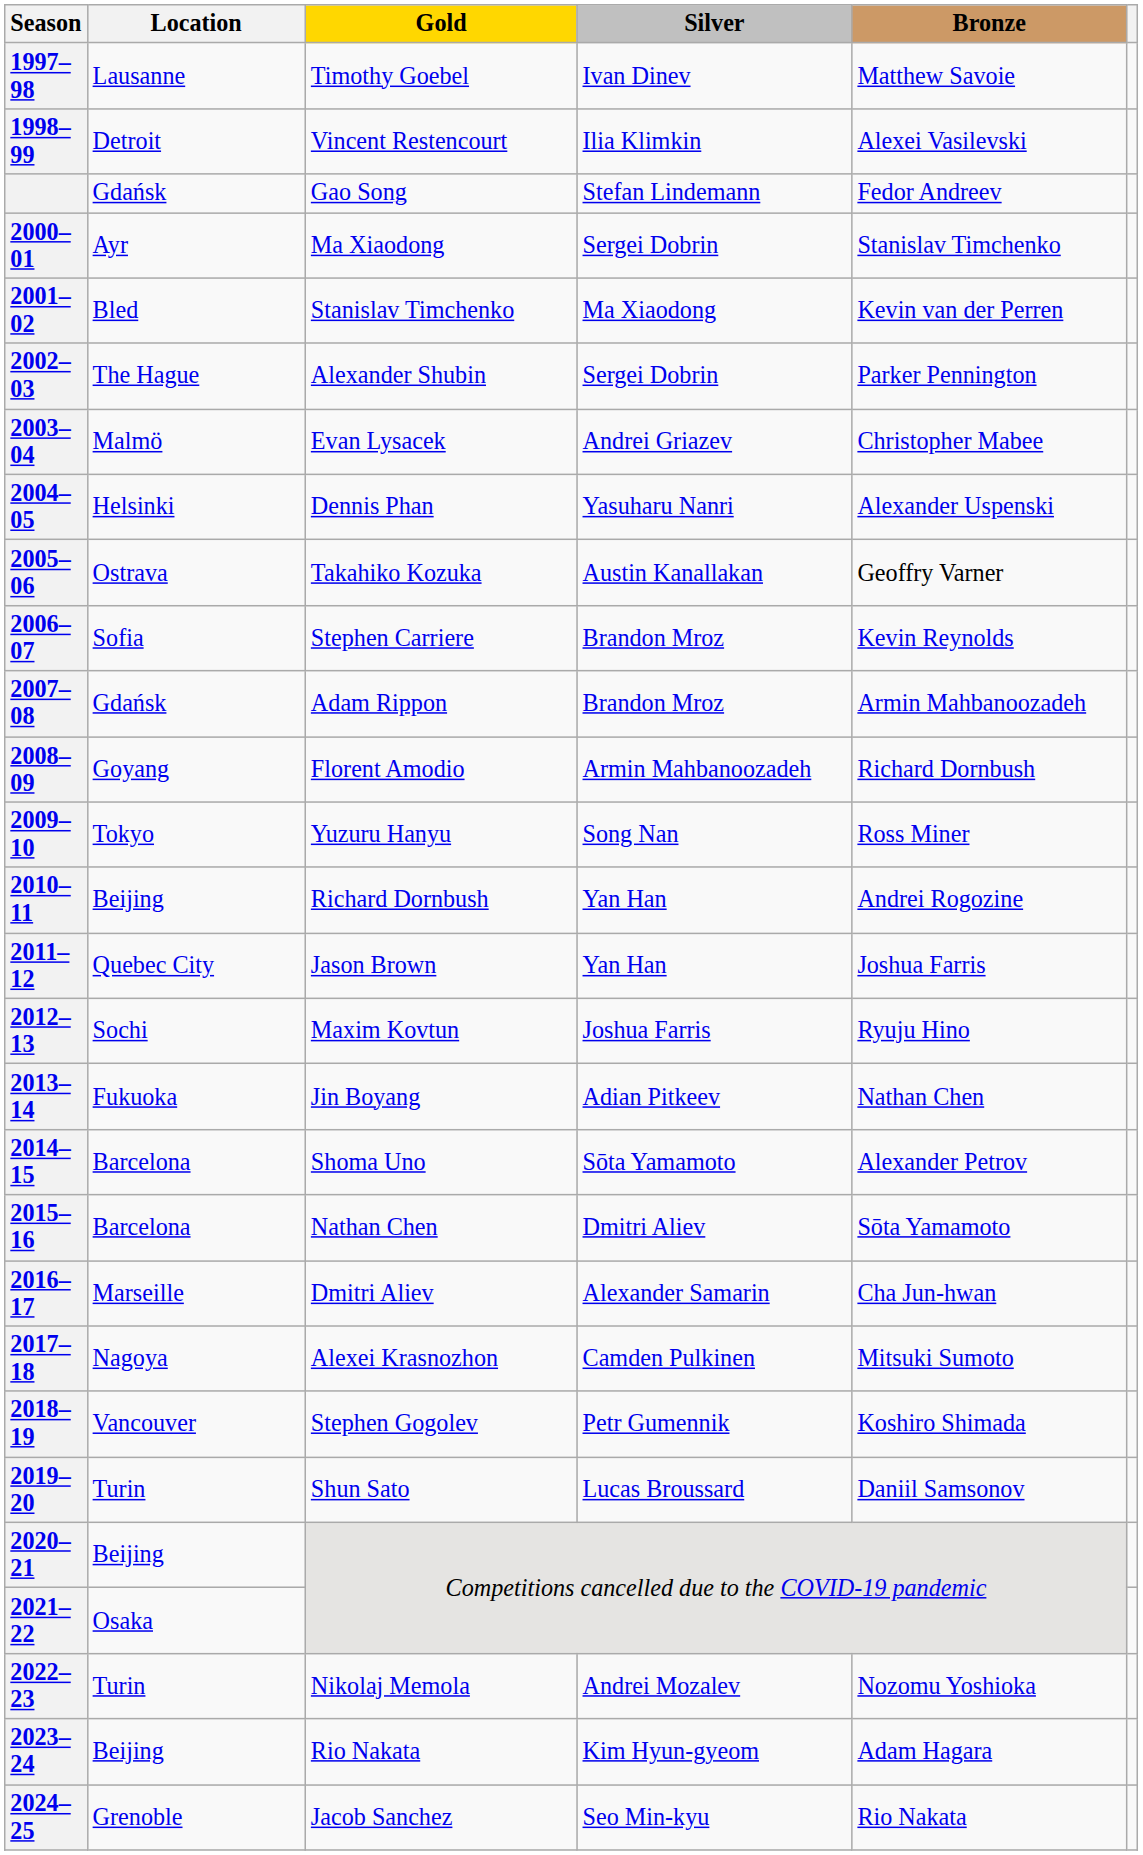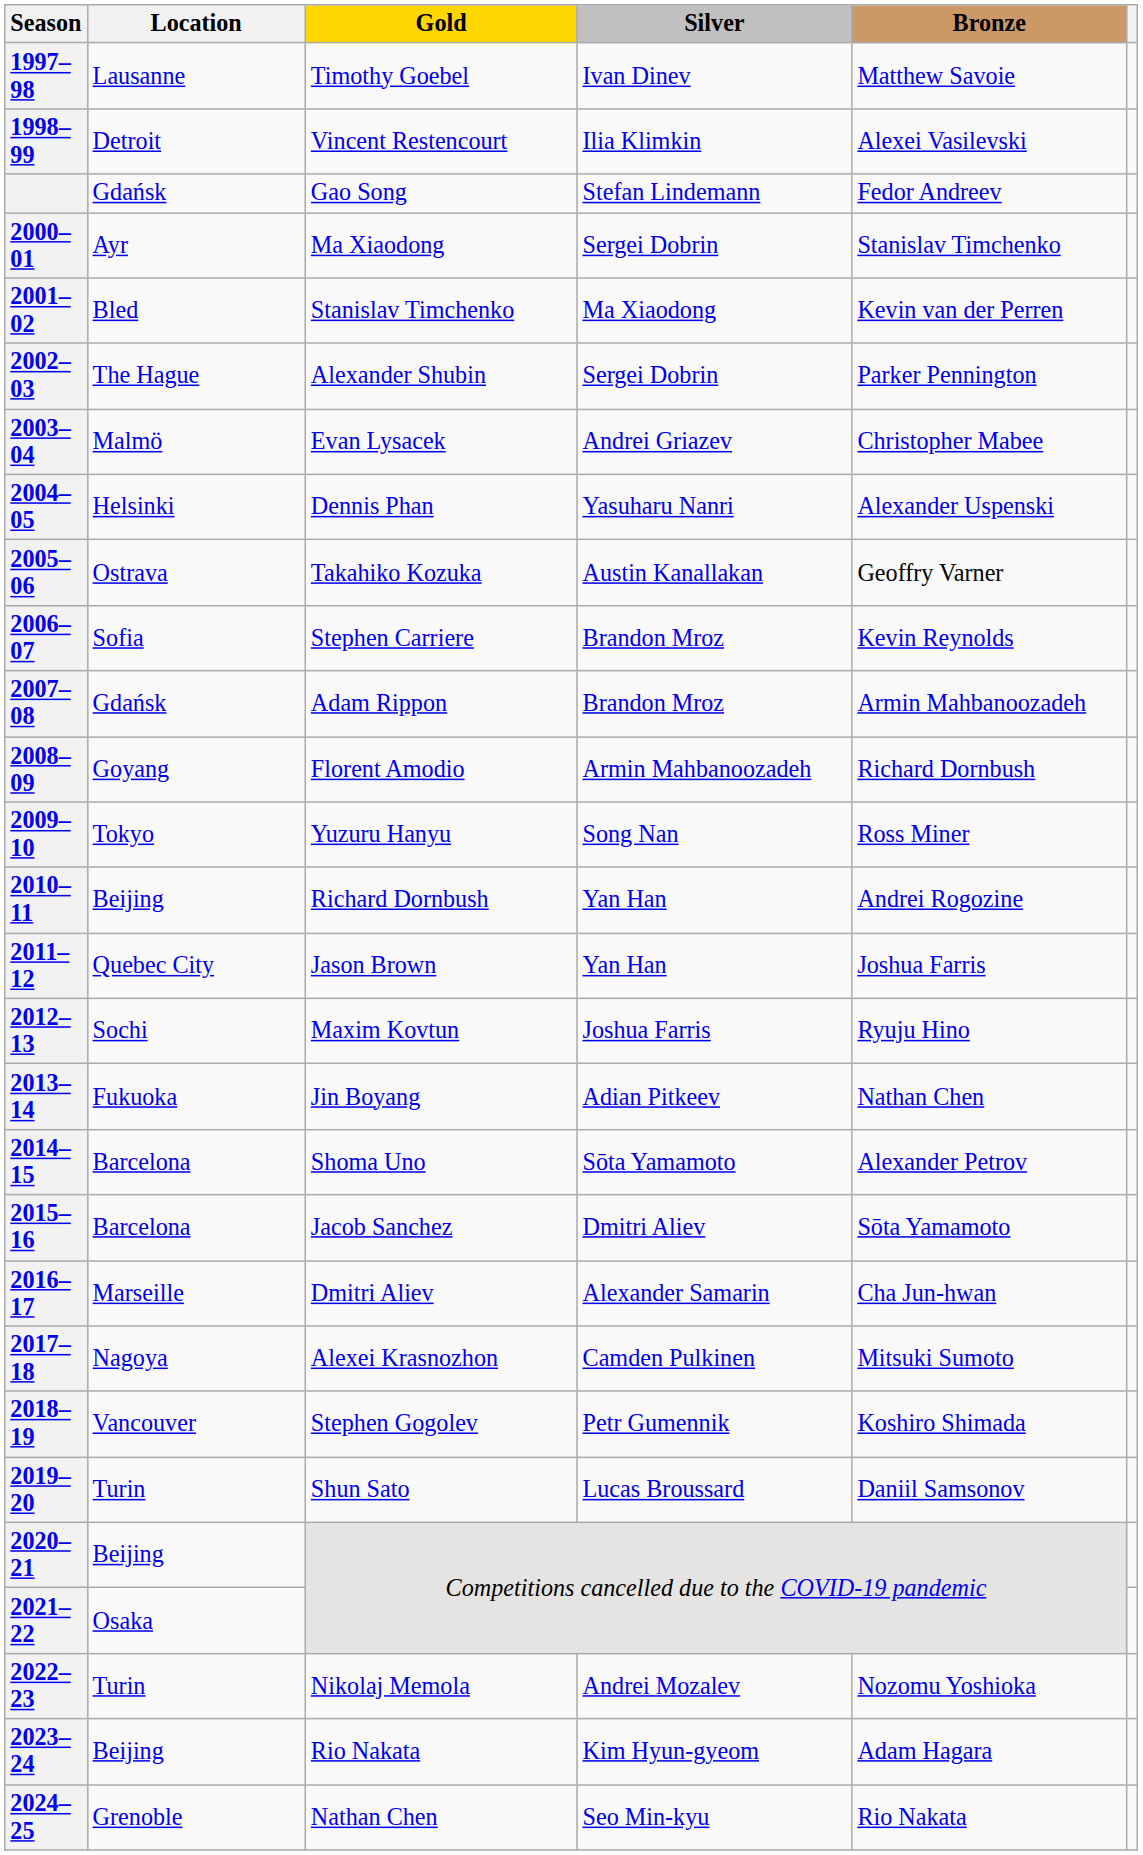(374, 1227) Nathan Chen -> (382, 1227) Jacob Sanchez
(382, 1816) Jacob Sanchez -> (374, 1816) Nathan Chen
